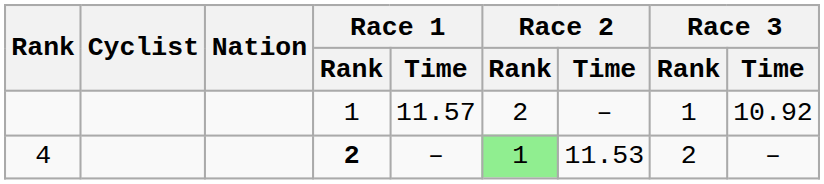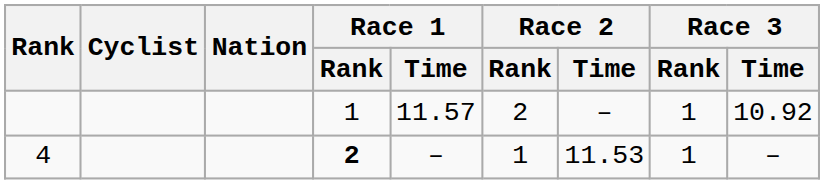(520, 156) lightgreen background -> (520, 156) no background
(689, 156) 2 -> (689, 156) 1
